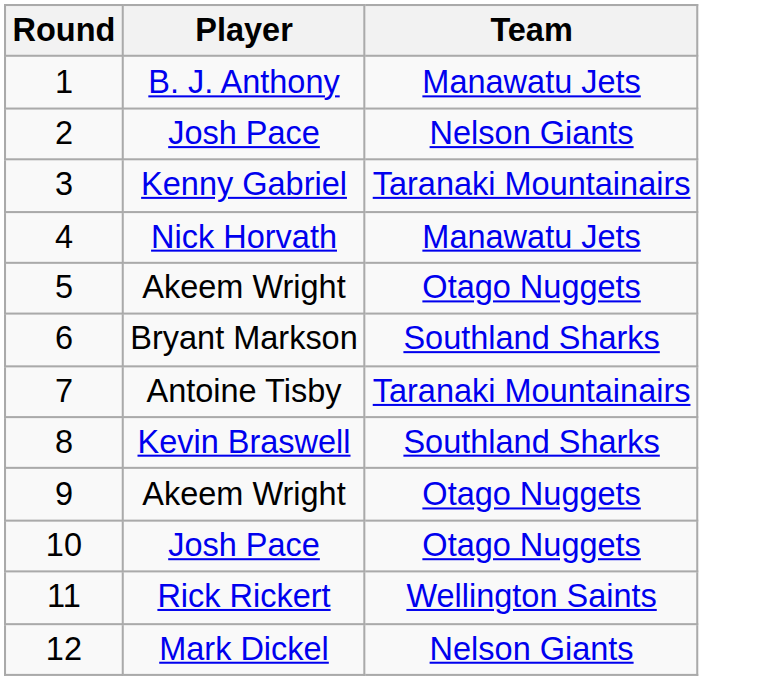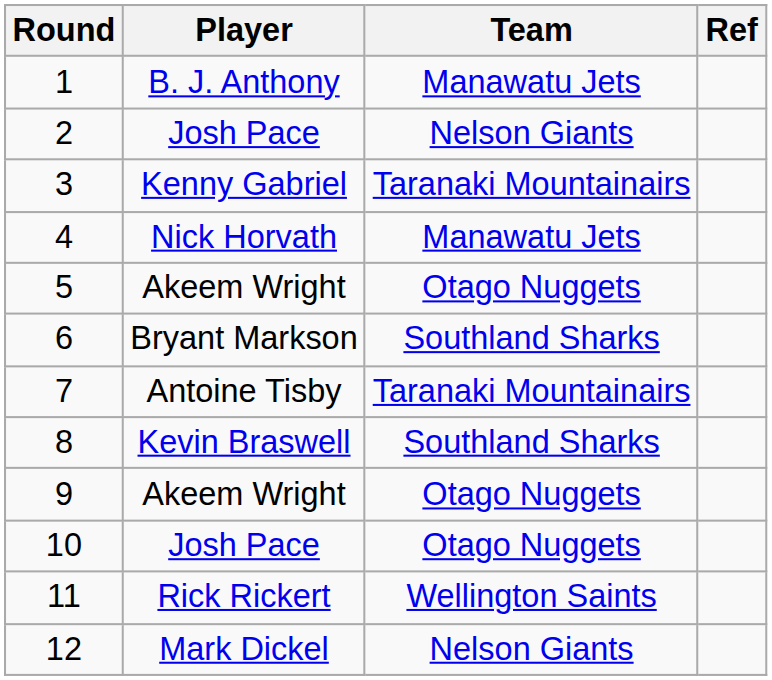+ column: (732, 30)
